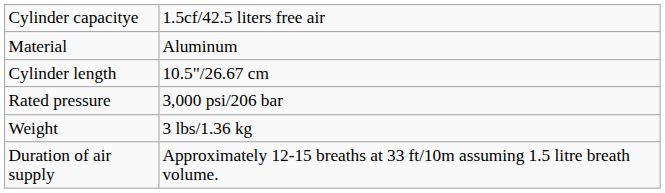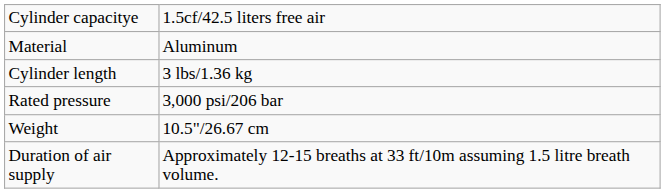(216, 73) 10.5"/26.67 cm -> (207, 73) 3 lbs/1.36 kg
(207, 127) 3 lbs/1.36 kg -> (216, 127) 10.5"/26.67 cm
